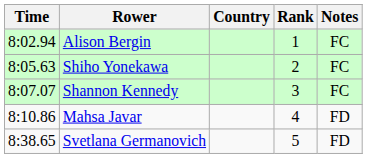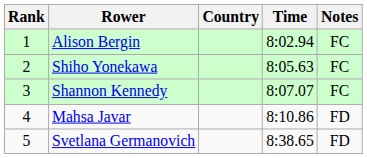columns swapped: (295, 16) <-> (32, 16)
